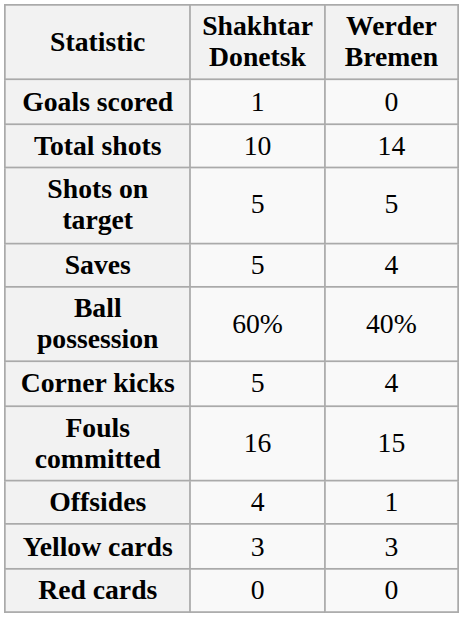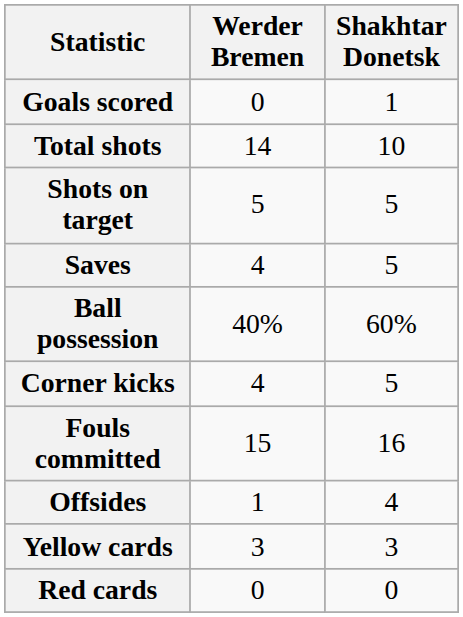columns swapped: (258, 42) <-> (391, 42)
